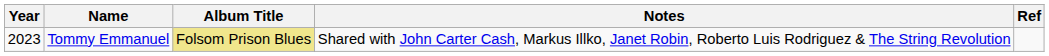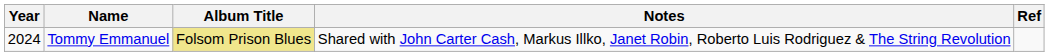(24, 39) 2023 -> (24, 39) 2024
